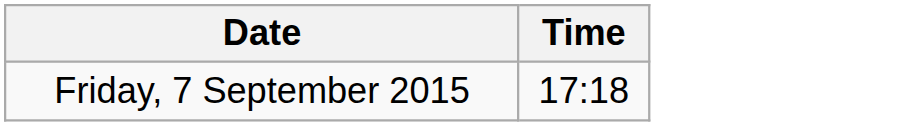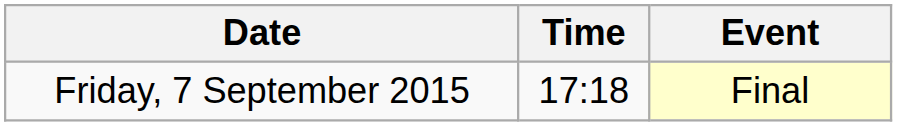+ column: (770, 33)
